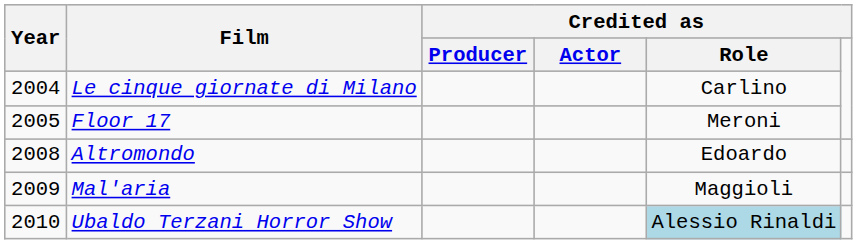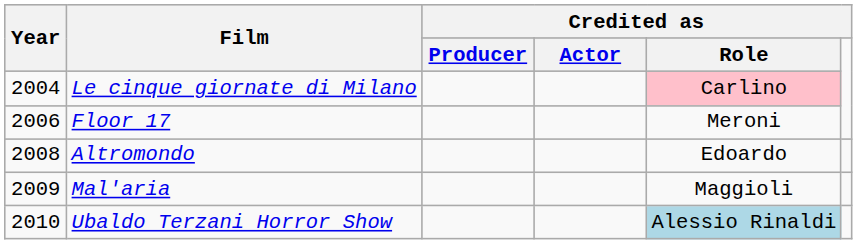(744, 88) no background -> (744, 88) pink background
(36, 122) 2005 -> (36, 122) 2006
